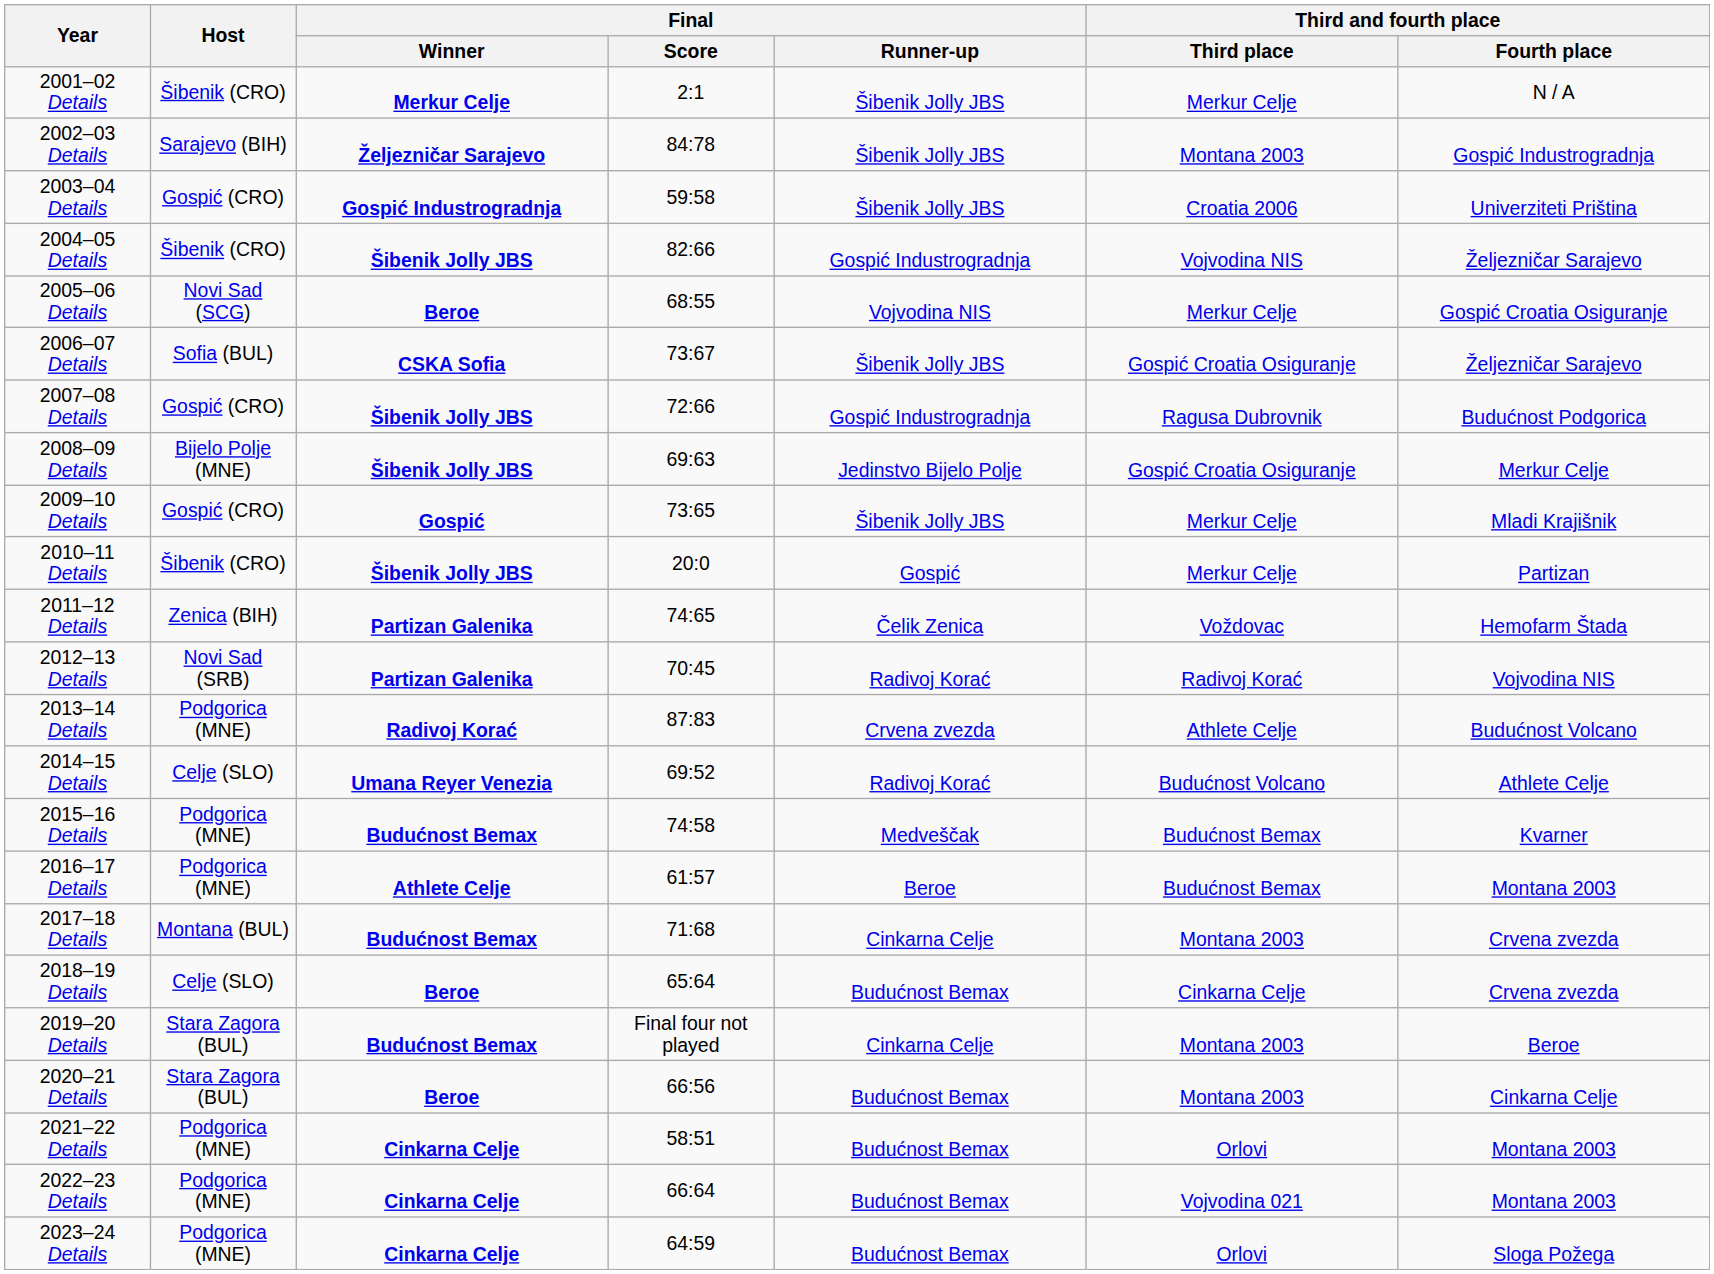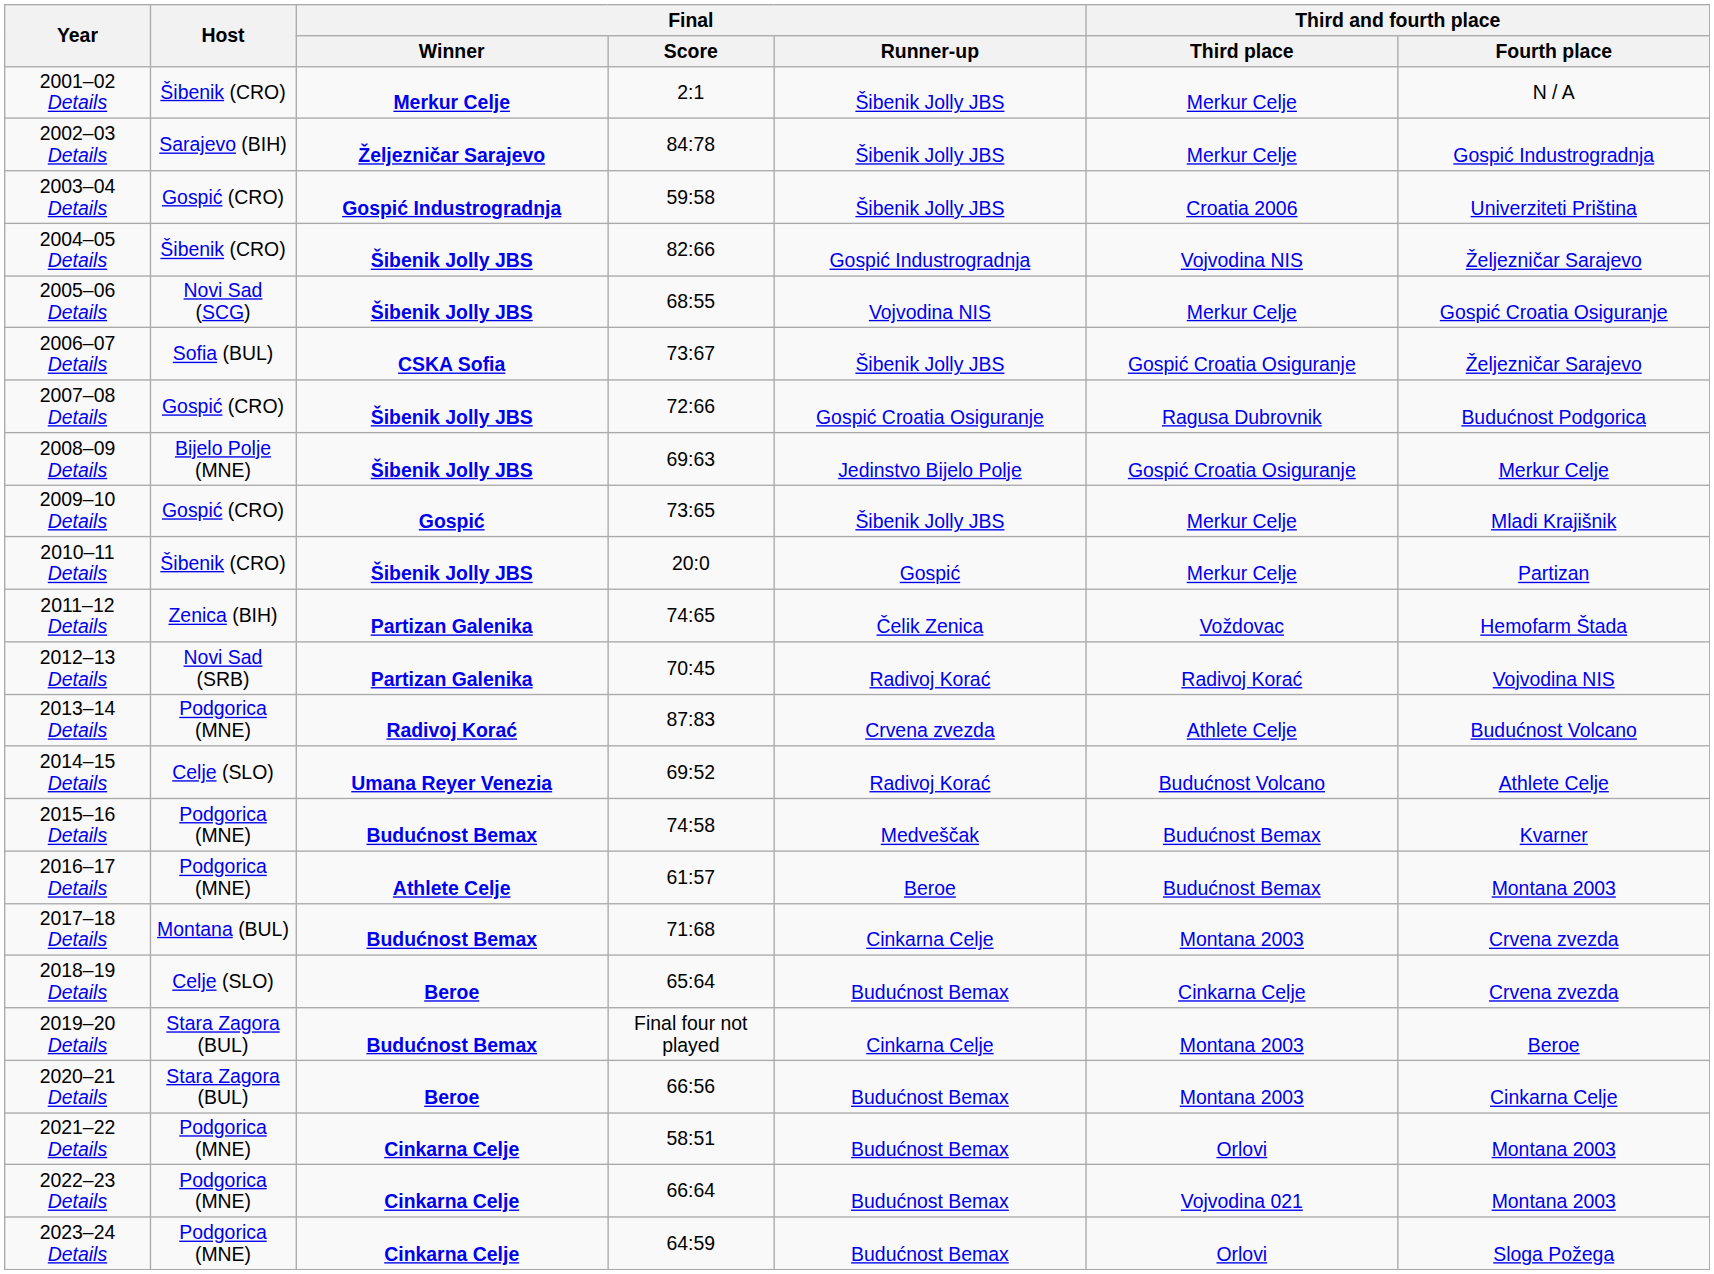(1242, 156) Montana 2003 -> (1242, 156) Merkur Celje
(452, 313) Beroe -> (452, 313) Šibenik Jolly JBS
(930, 417) Gospić Industrogradnja -> (930, 417) Gospić Croatia Osiguranje
